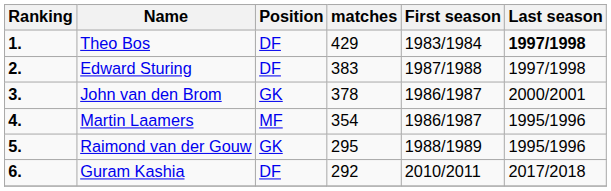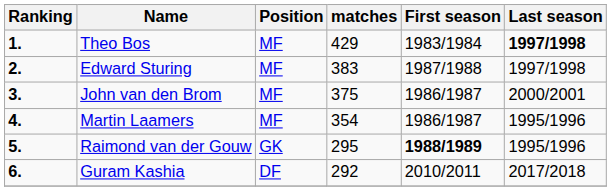(270, 43) DF -> (271, 43) MF
(270, 69) DF -> (271, 69) MF
(271, 95) GK -> (271, 95) MF
(345, 95) 378 -> (345, 95) 375
(443, 146) normal -> (443, 146) bold
